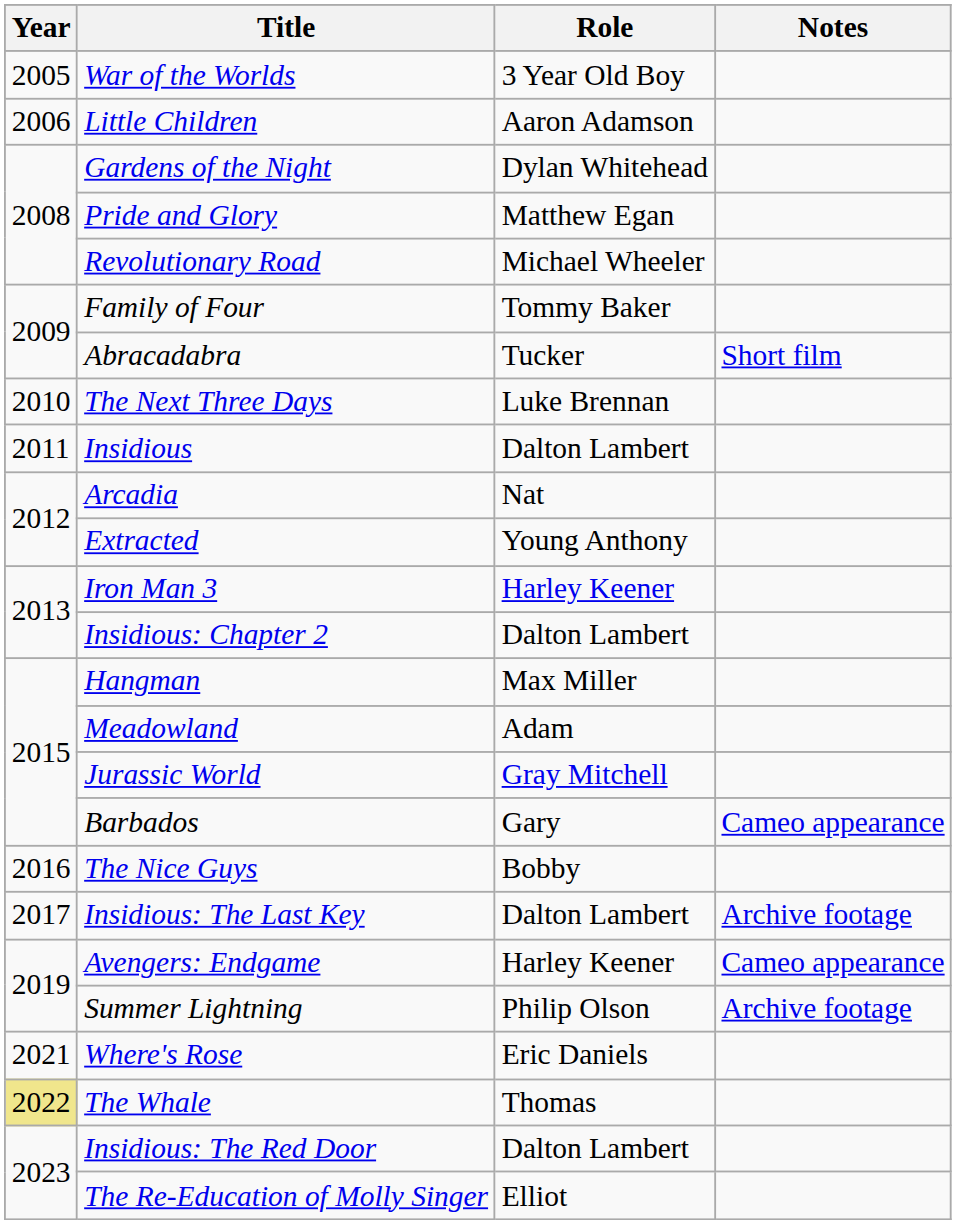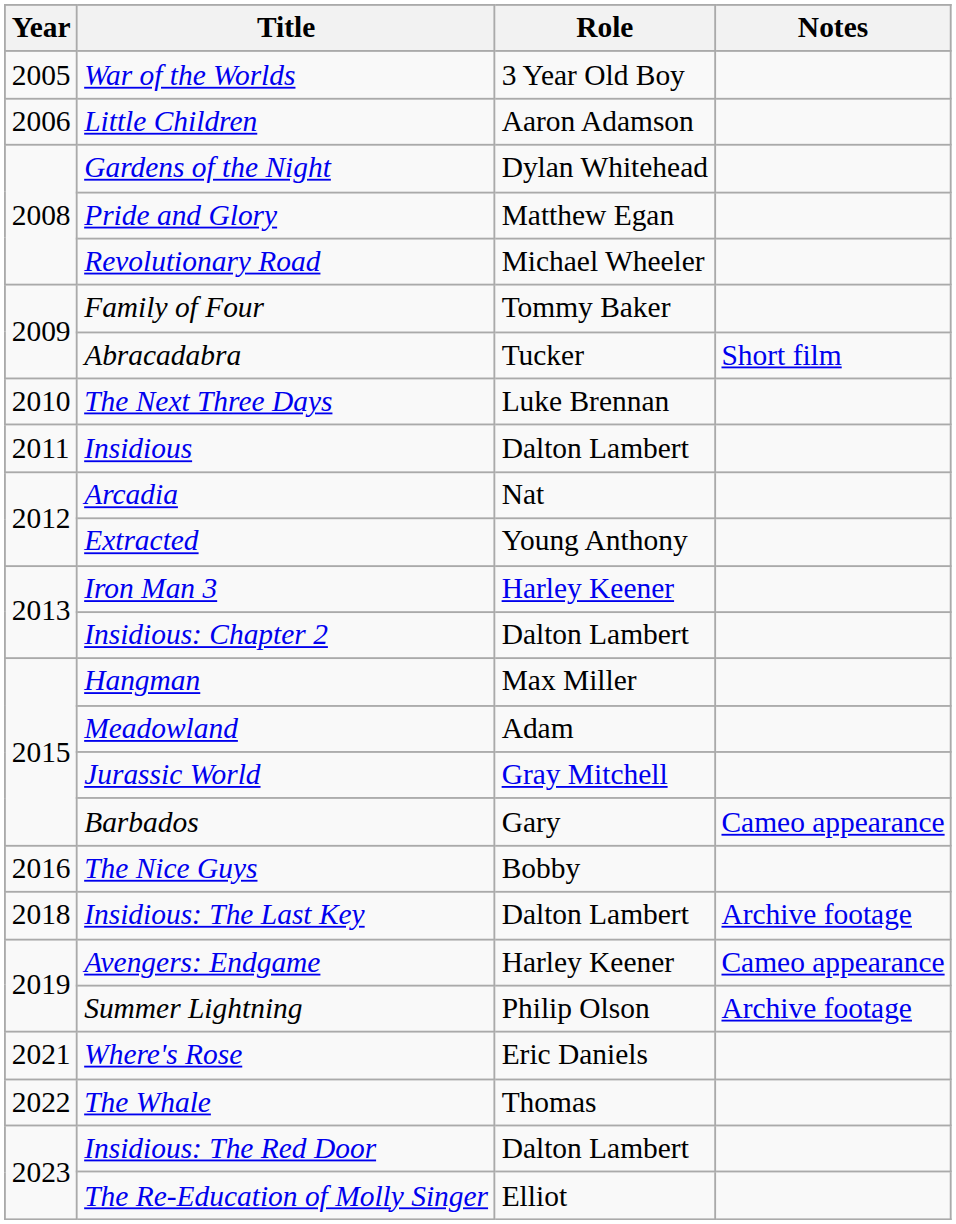(41, 914) 2017 -> (41, 914) 2018
(41, 1101) khaki background -> (41, 1101) no background
